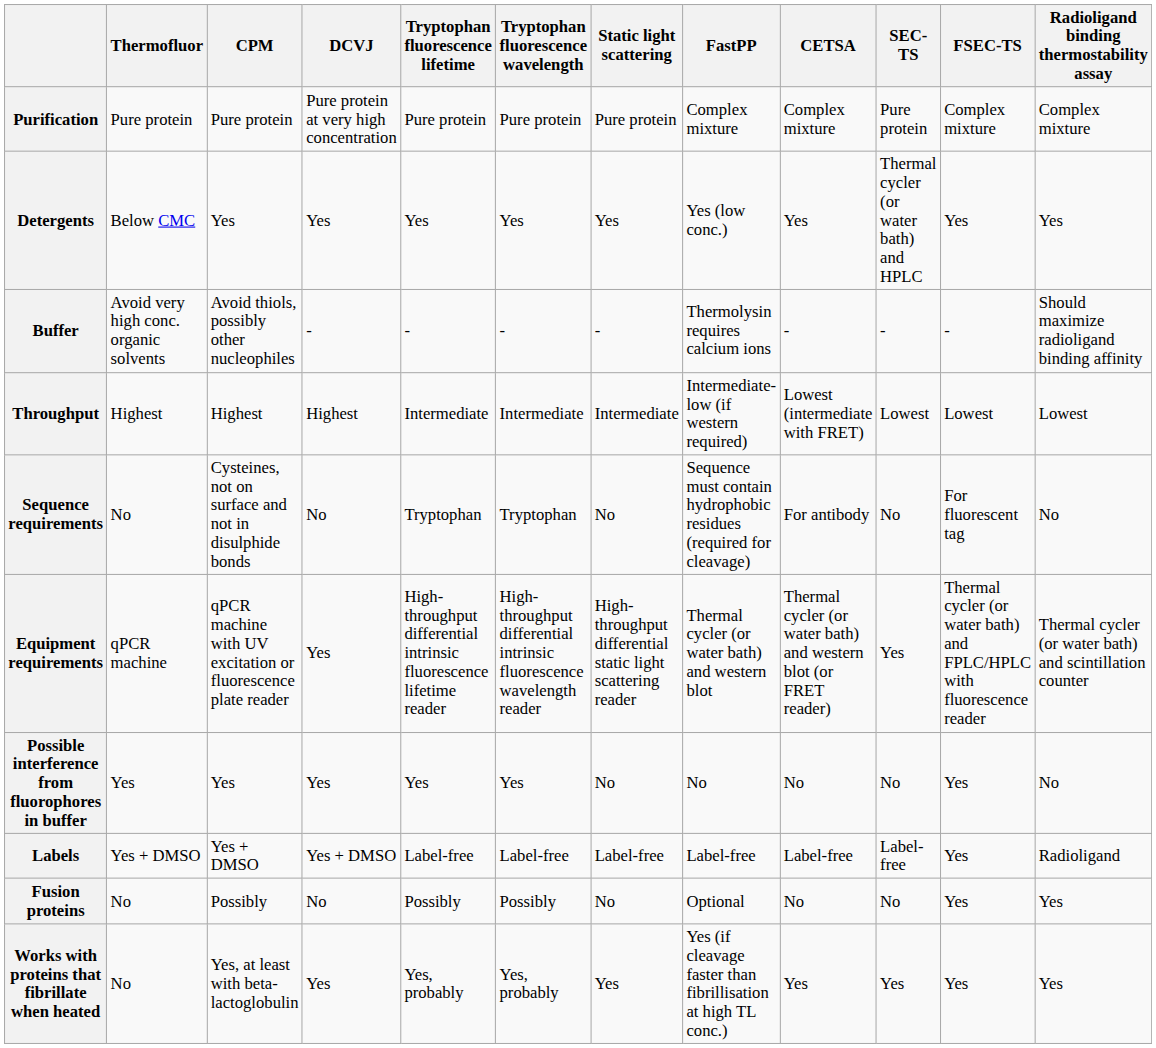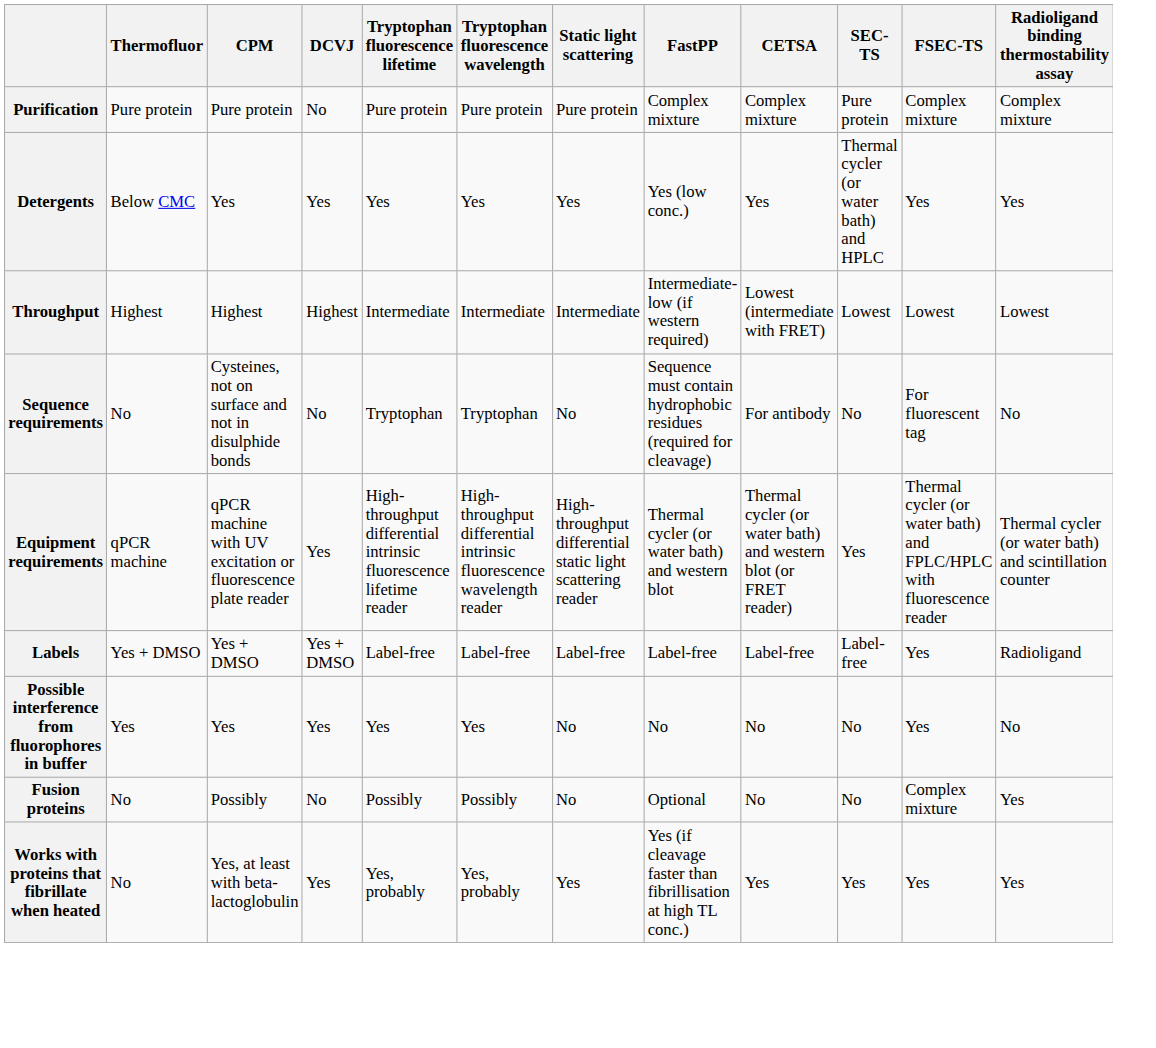(351, 118) Pure protein at very high concentration -> (316, 109) No
- row: (56, 330)
rows swapped: (56, 855) <-> (56, 782)
(956, 901) Yes -> (936, 799) Complex mixture
